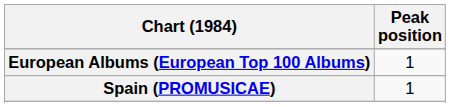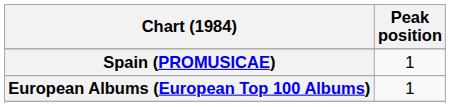rows swapped: (189, 62) <-> (189, 88)
